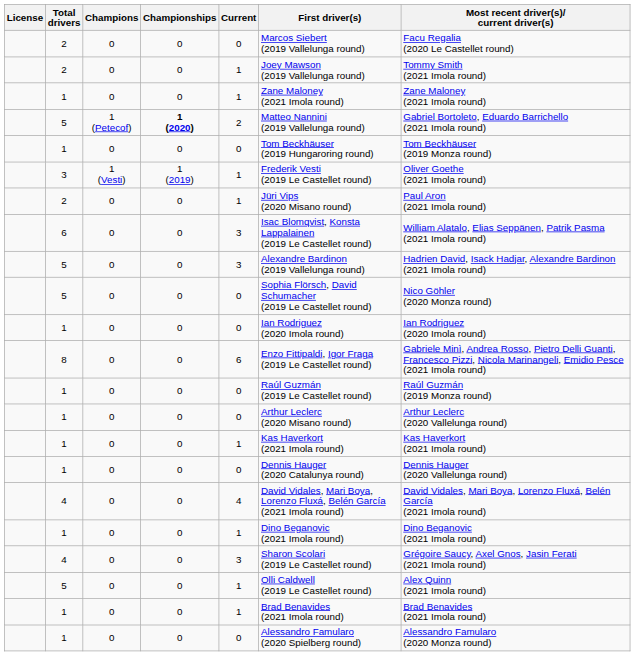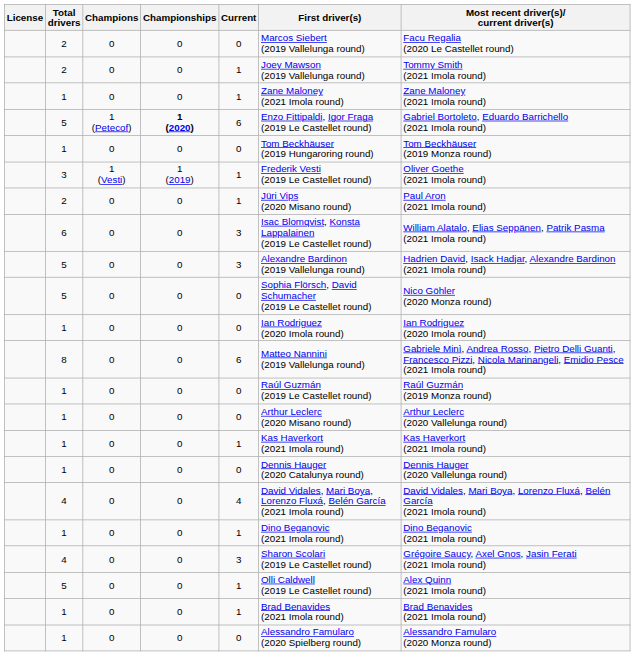(239, 122) 2 -> (239, 122) 6
(313, 122) Matteo Nannini (2019 Vallelunga round) -> (317, 122) Enzo Fittipaldi, Igor Fraga (2019 Le Castellet round)
(317, 359) Enzo Fittipaldi, Igor Fraga (2019 Le Castellet round) -> (313, 359) Matteo Nannini (2019 Vallelunga round)
